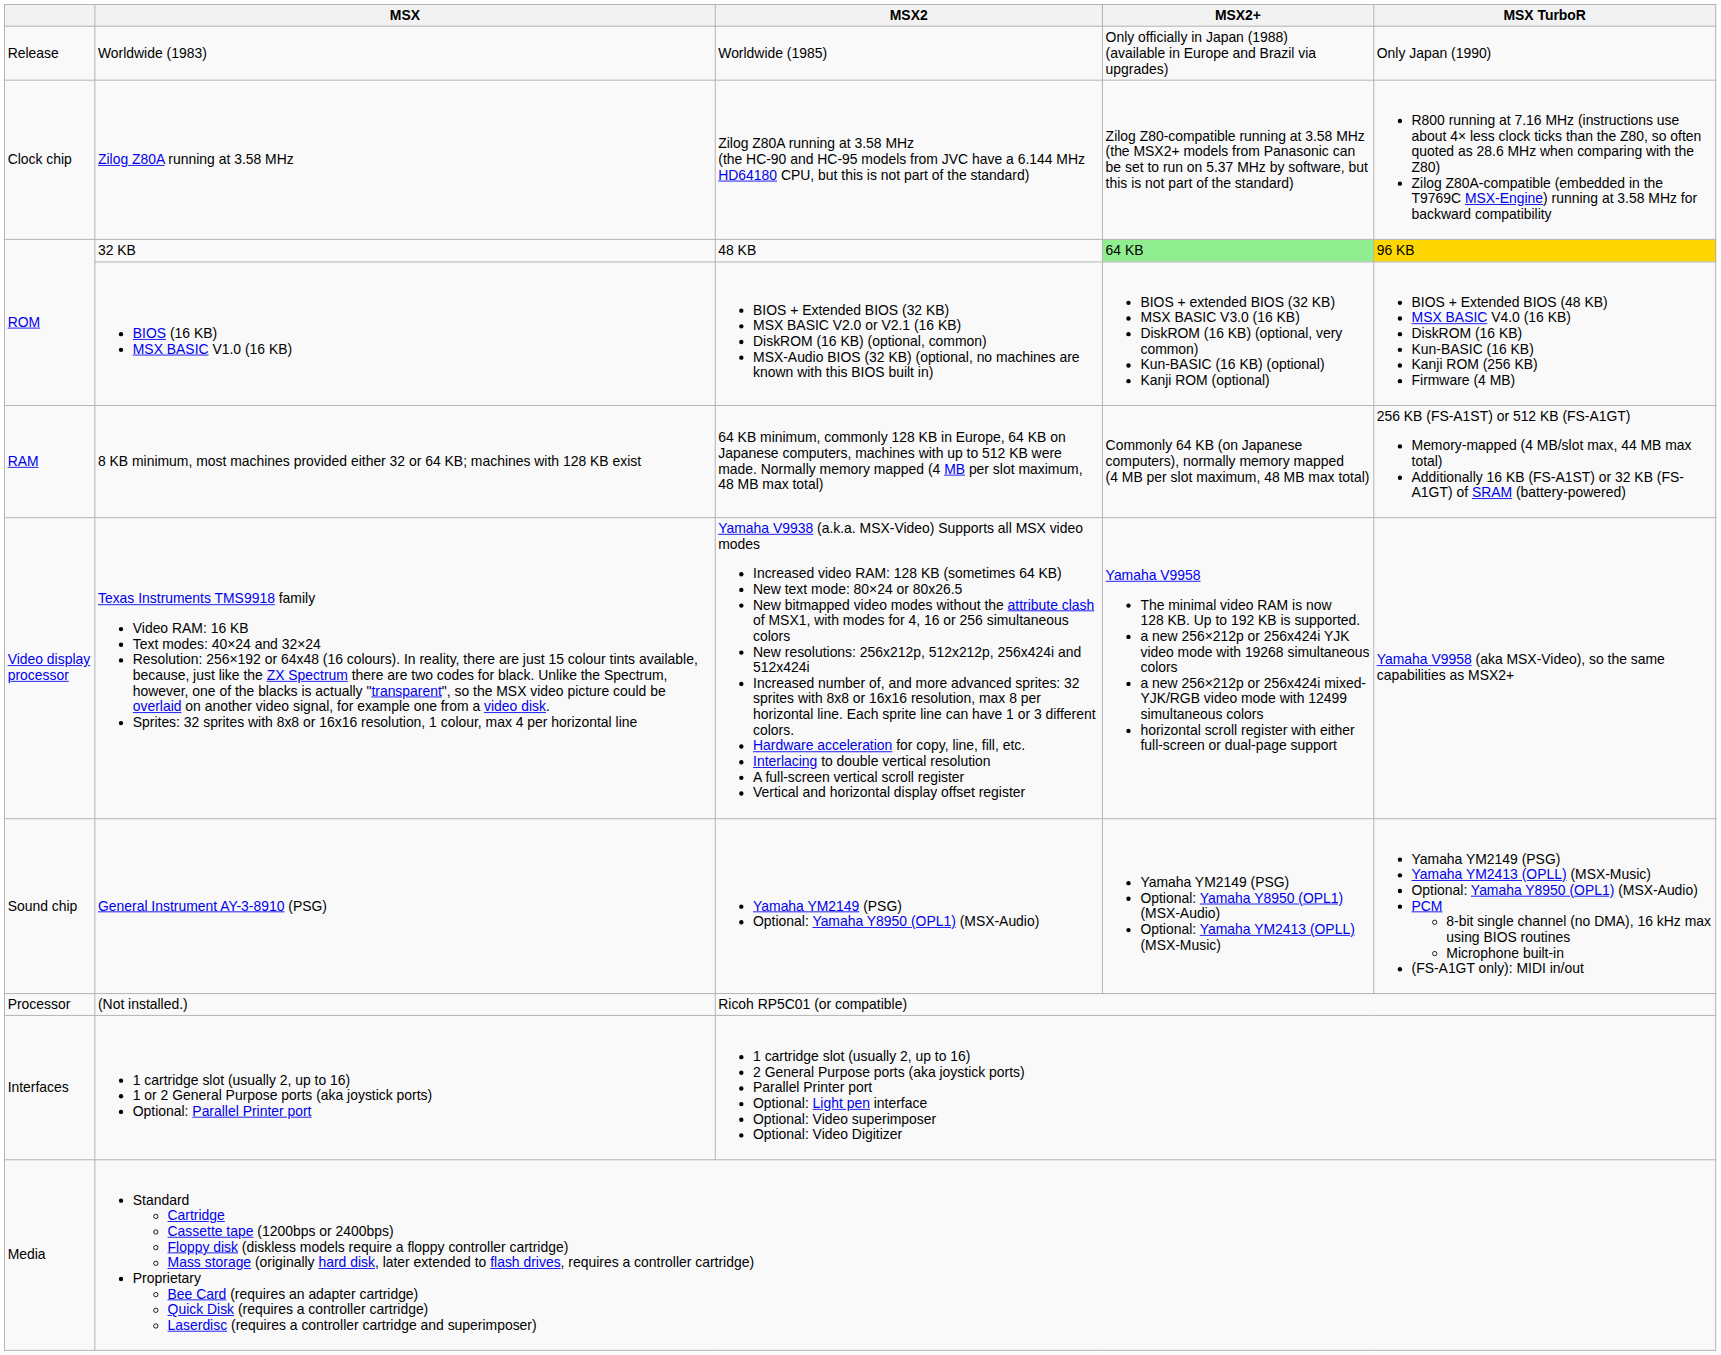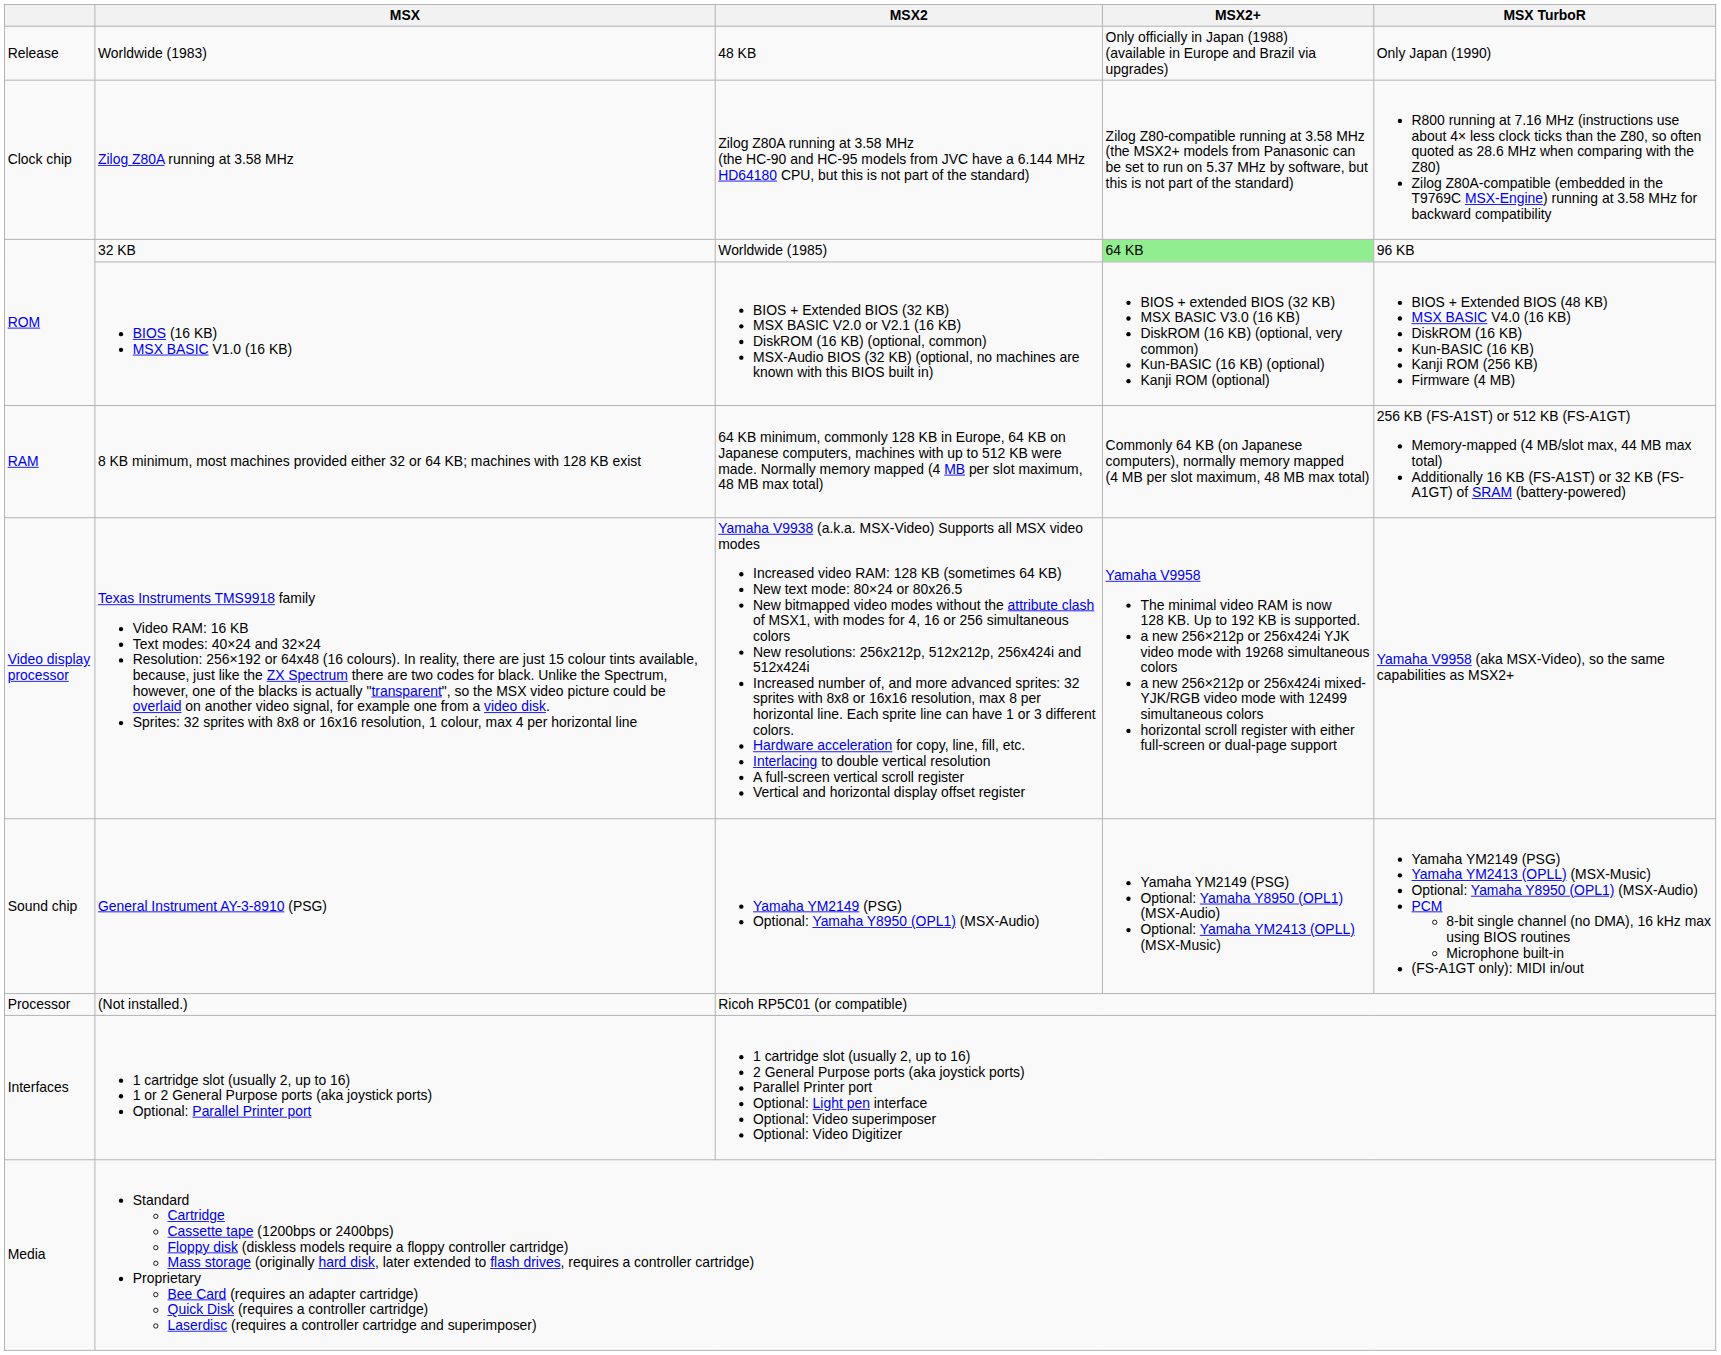(773, 53) Worldwide (1985) -> (737, 53) 48 KB
(737, 250) 48 KB -> (773, 250) Worldwide (1985)
(1396, 250) gold background -> (1396, 250) no background
